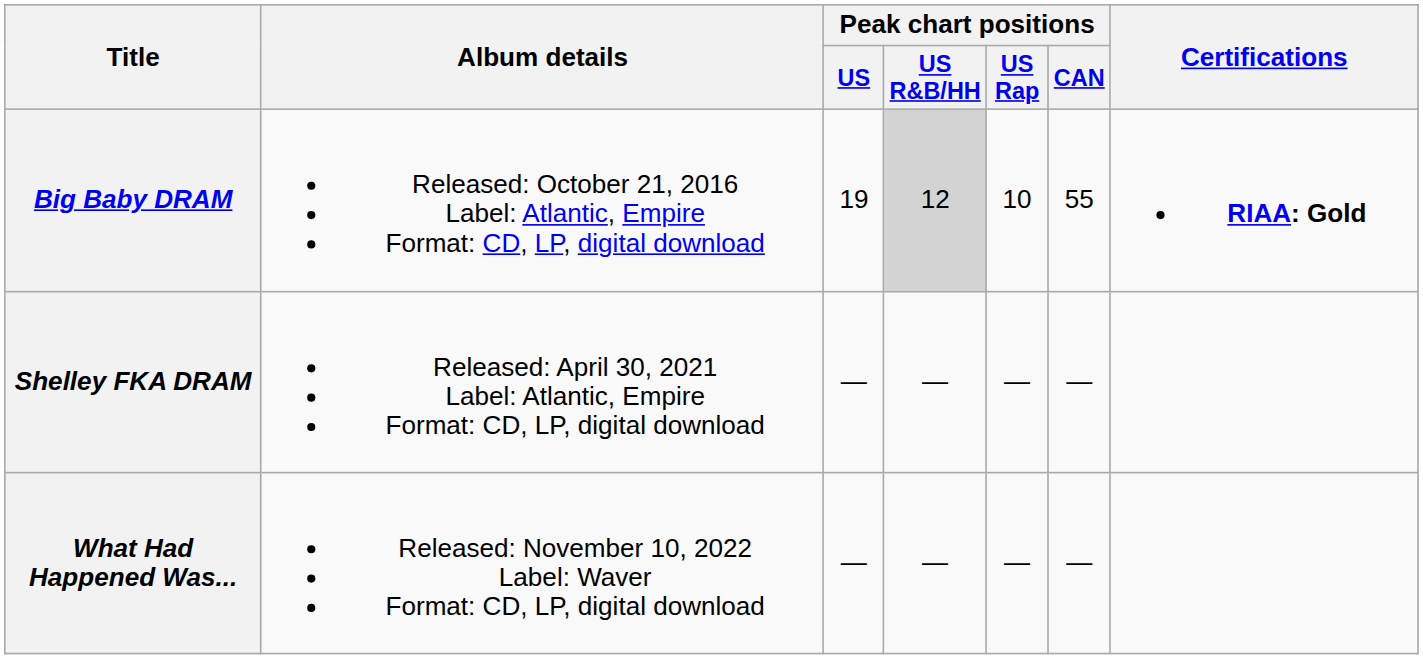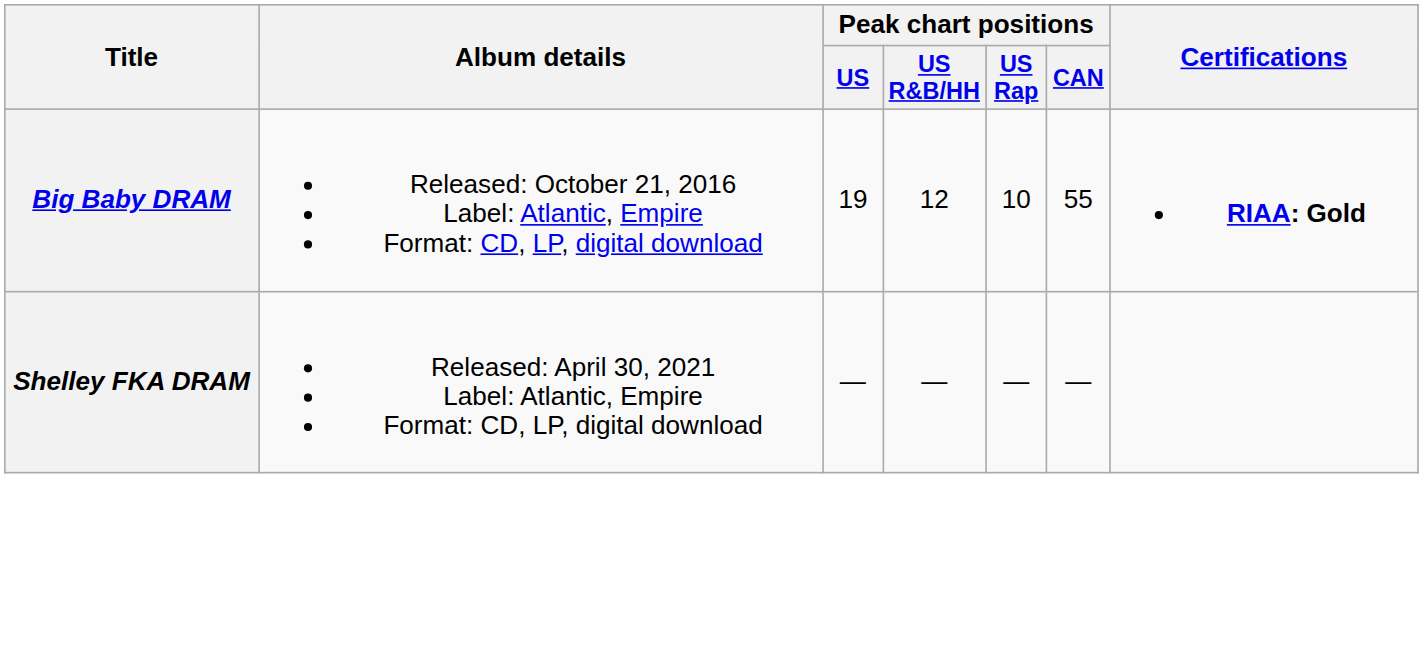(935, 199) lightgrey background -> (934, 199) no background
- row: (133, 562)
